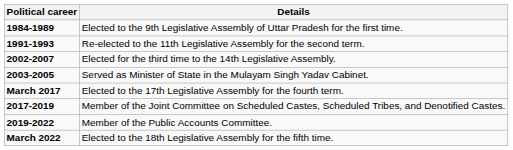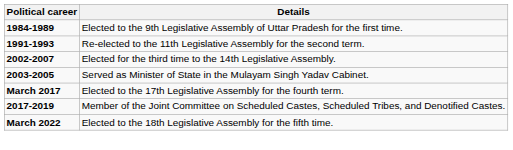- row: (177, 122)
